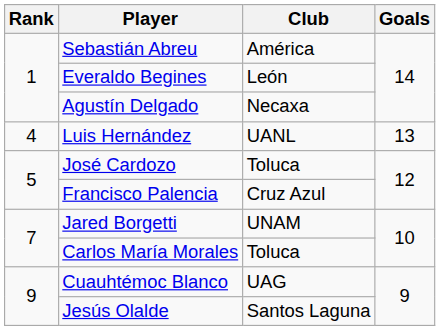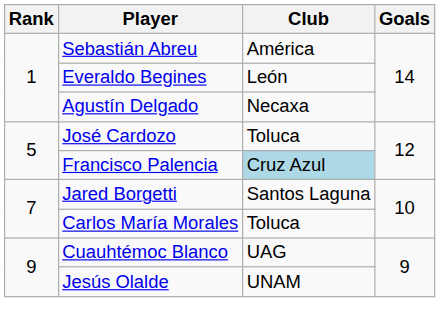- row: (127, 135)
(286, 194) no background -> (286, 164) lightblue background
(274, 223) UNAM -> (309, 194) Santos Laguna
(309, 310) Santos Laguna -> (274, 281) UNAM
